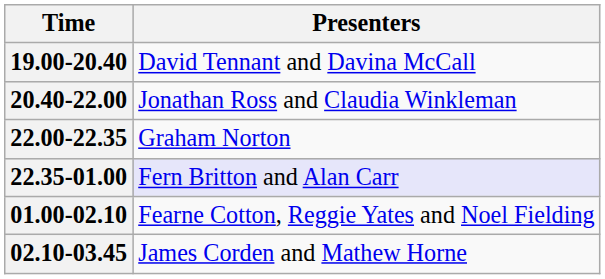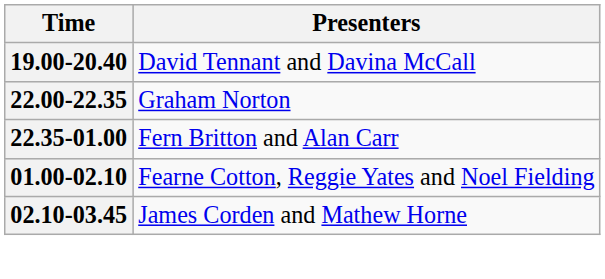- row: (69, 100)
(268, 176) lavender background -> (268, 138) no background
